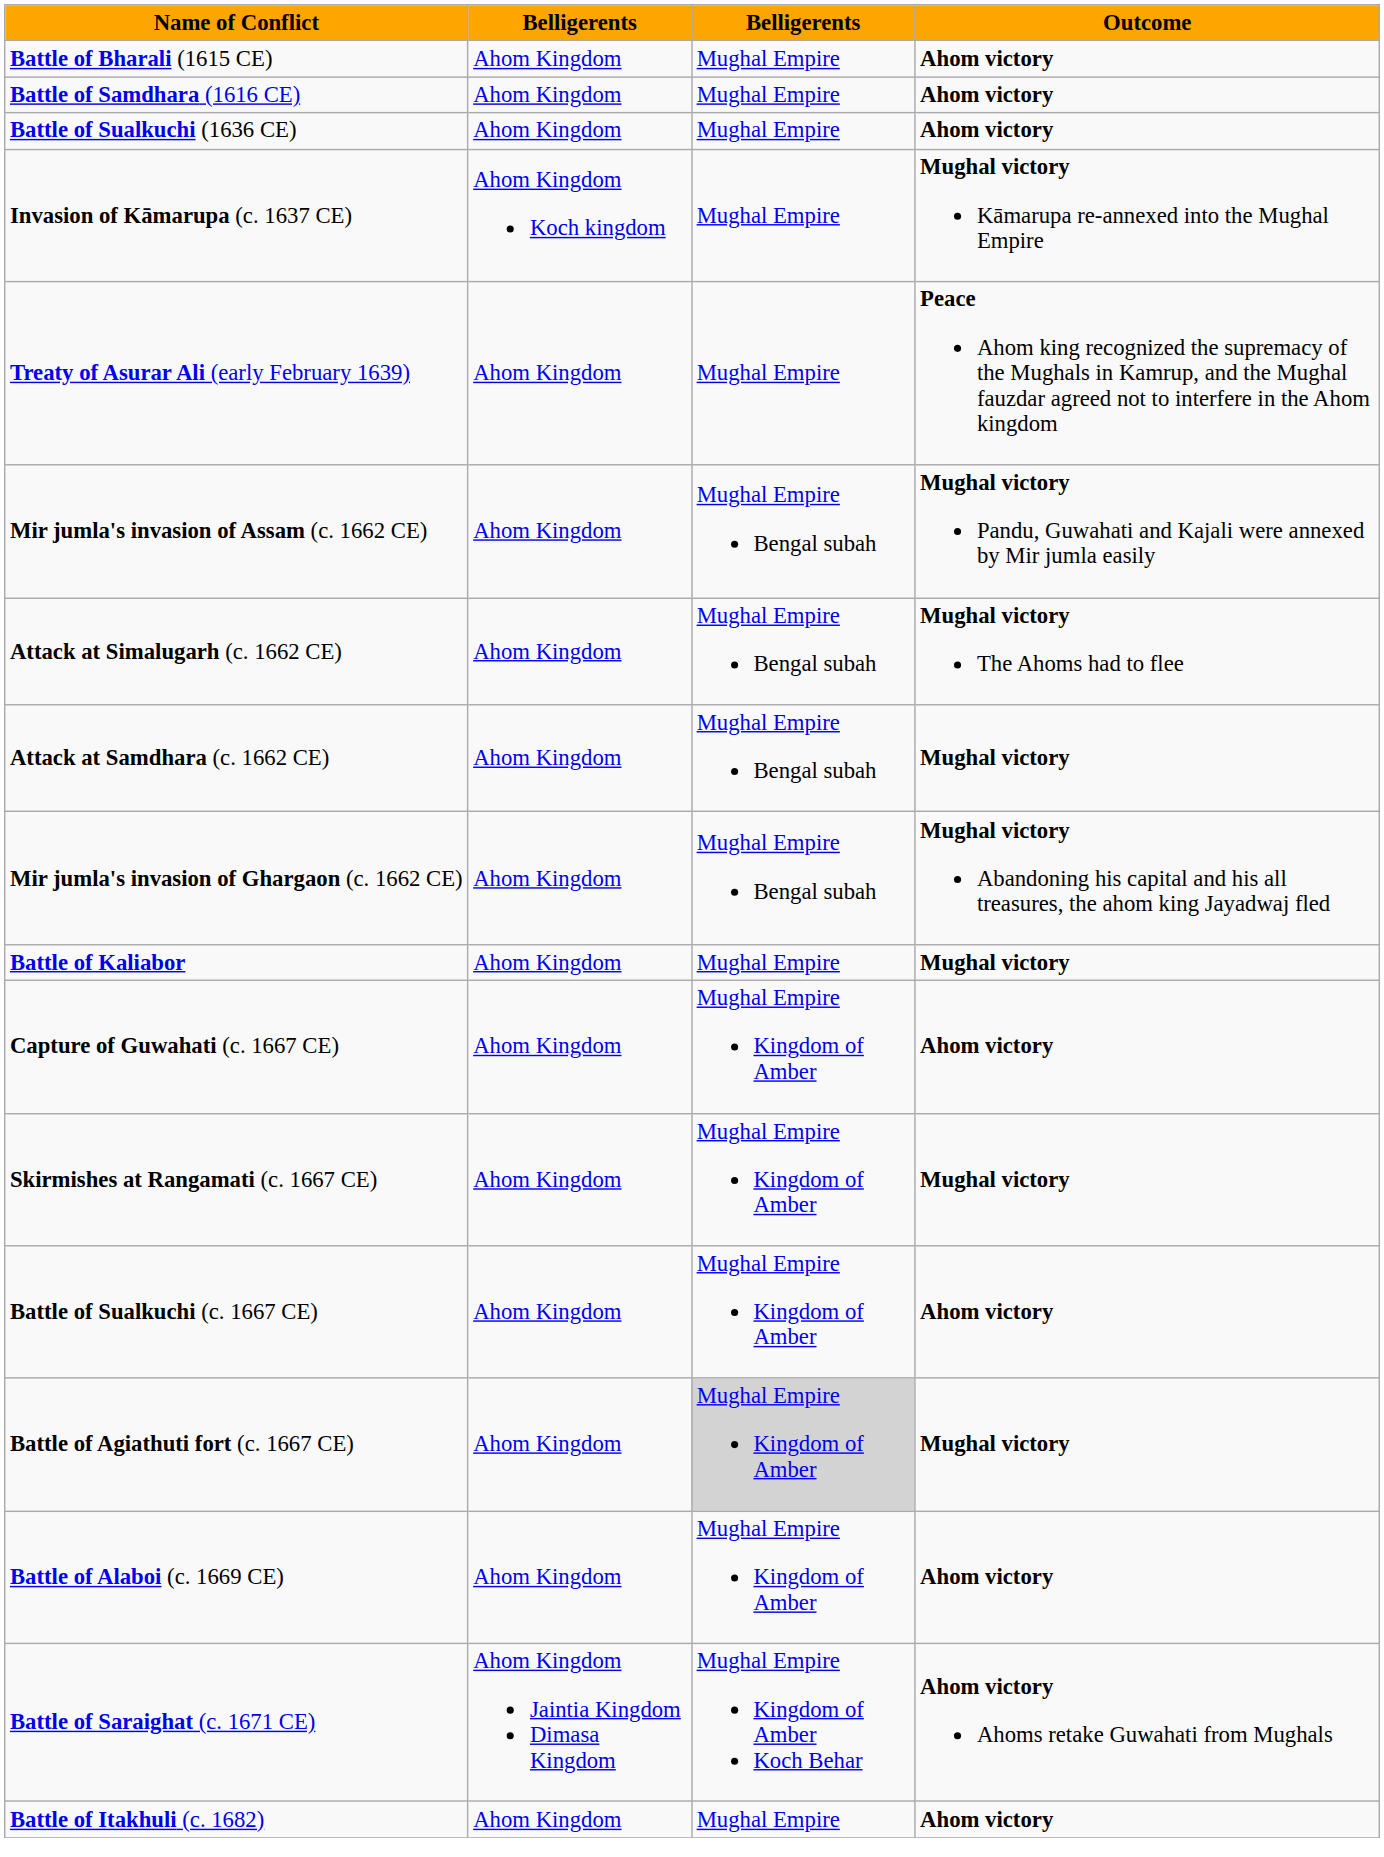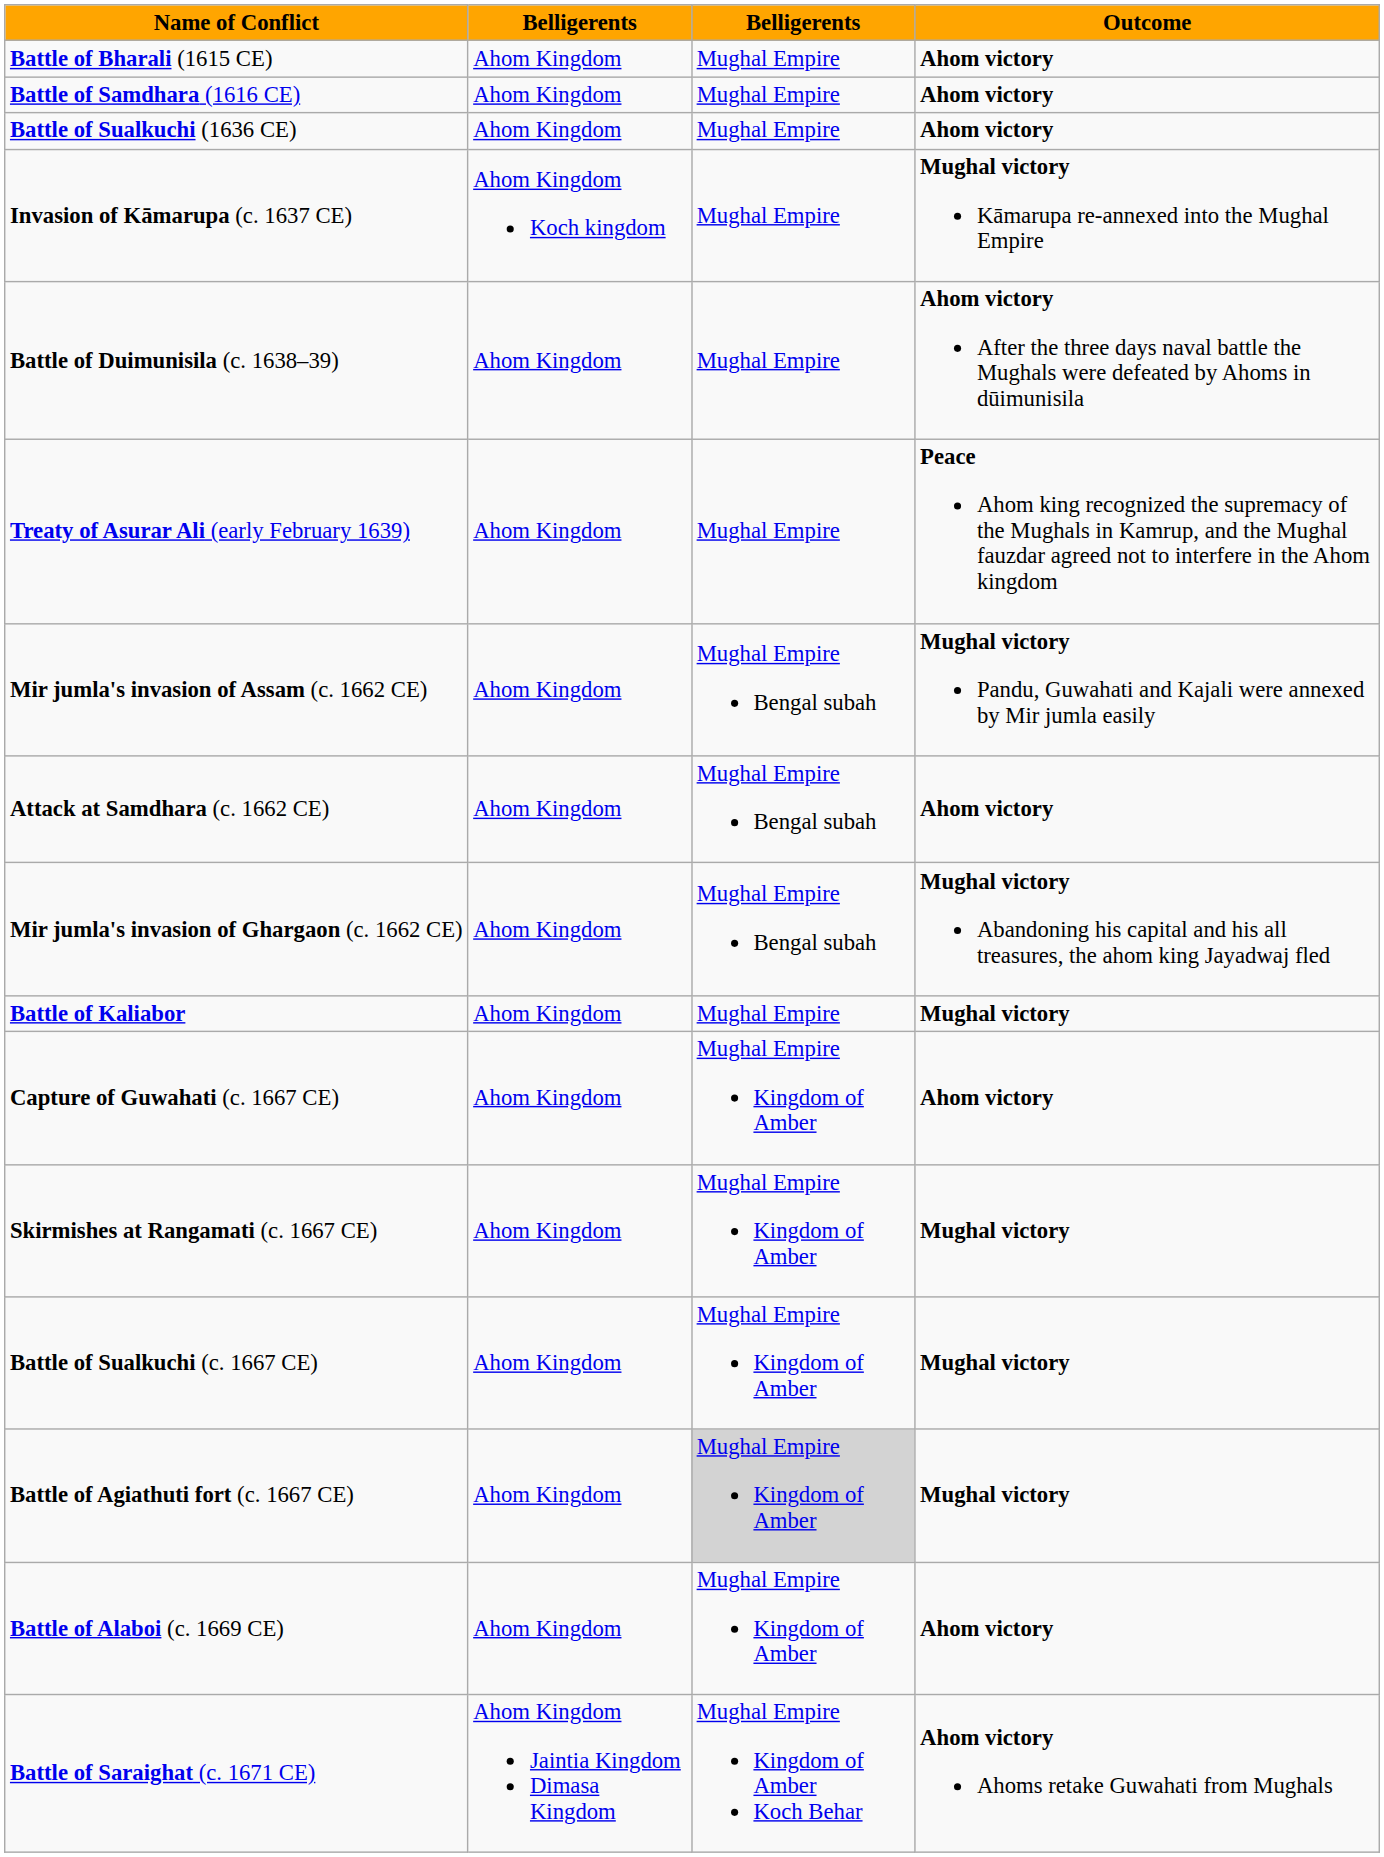+ row: (174, 360)
- row: (176, 651)
(995, 758) Mughal victory -> (987, 809) Ahom victory
(987, 1311) Ahom victory -> (995, 1362) Mughal victory
- row: (137, 1819)
